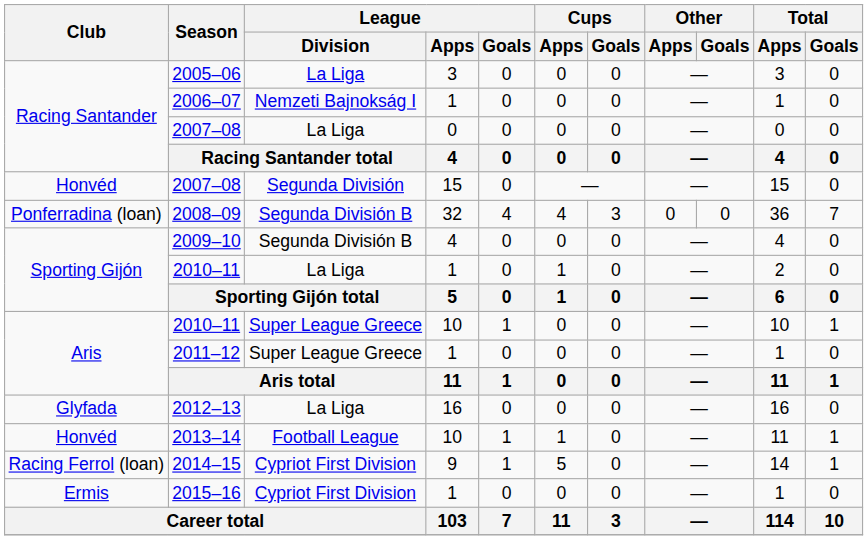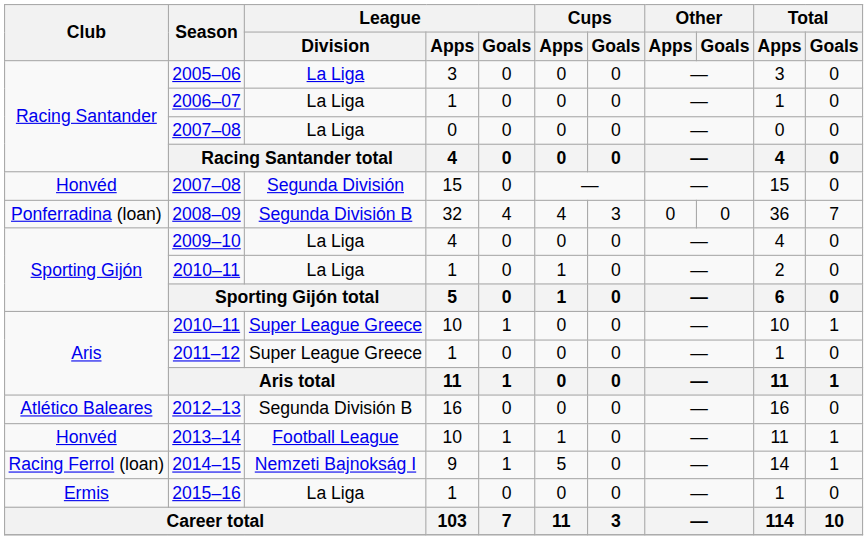(335, 102) Nemzeti Bajnokság I -> (335, 102) La Liga
(335, 241) Segunda División B -> (335, 241) La Liga
(86, 409) Glyfada -> (86, 409) Atlético Baleares
(335, 409) La Liga -> (335, 409) Segunda División B
(335, 465) Cypriot First Division -> (335, 465) Nemzeti Bajnokság I
(335, 492) Cypriot First Division -> (335, 492) La Liga
